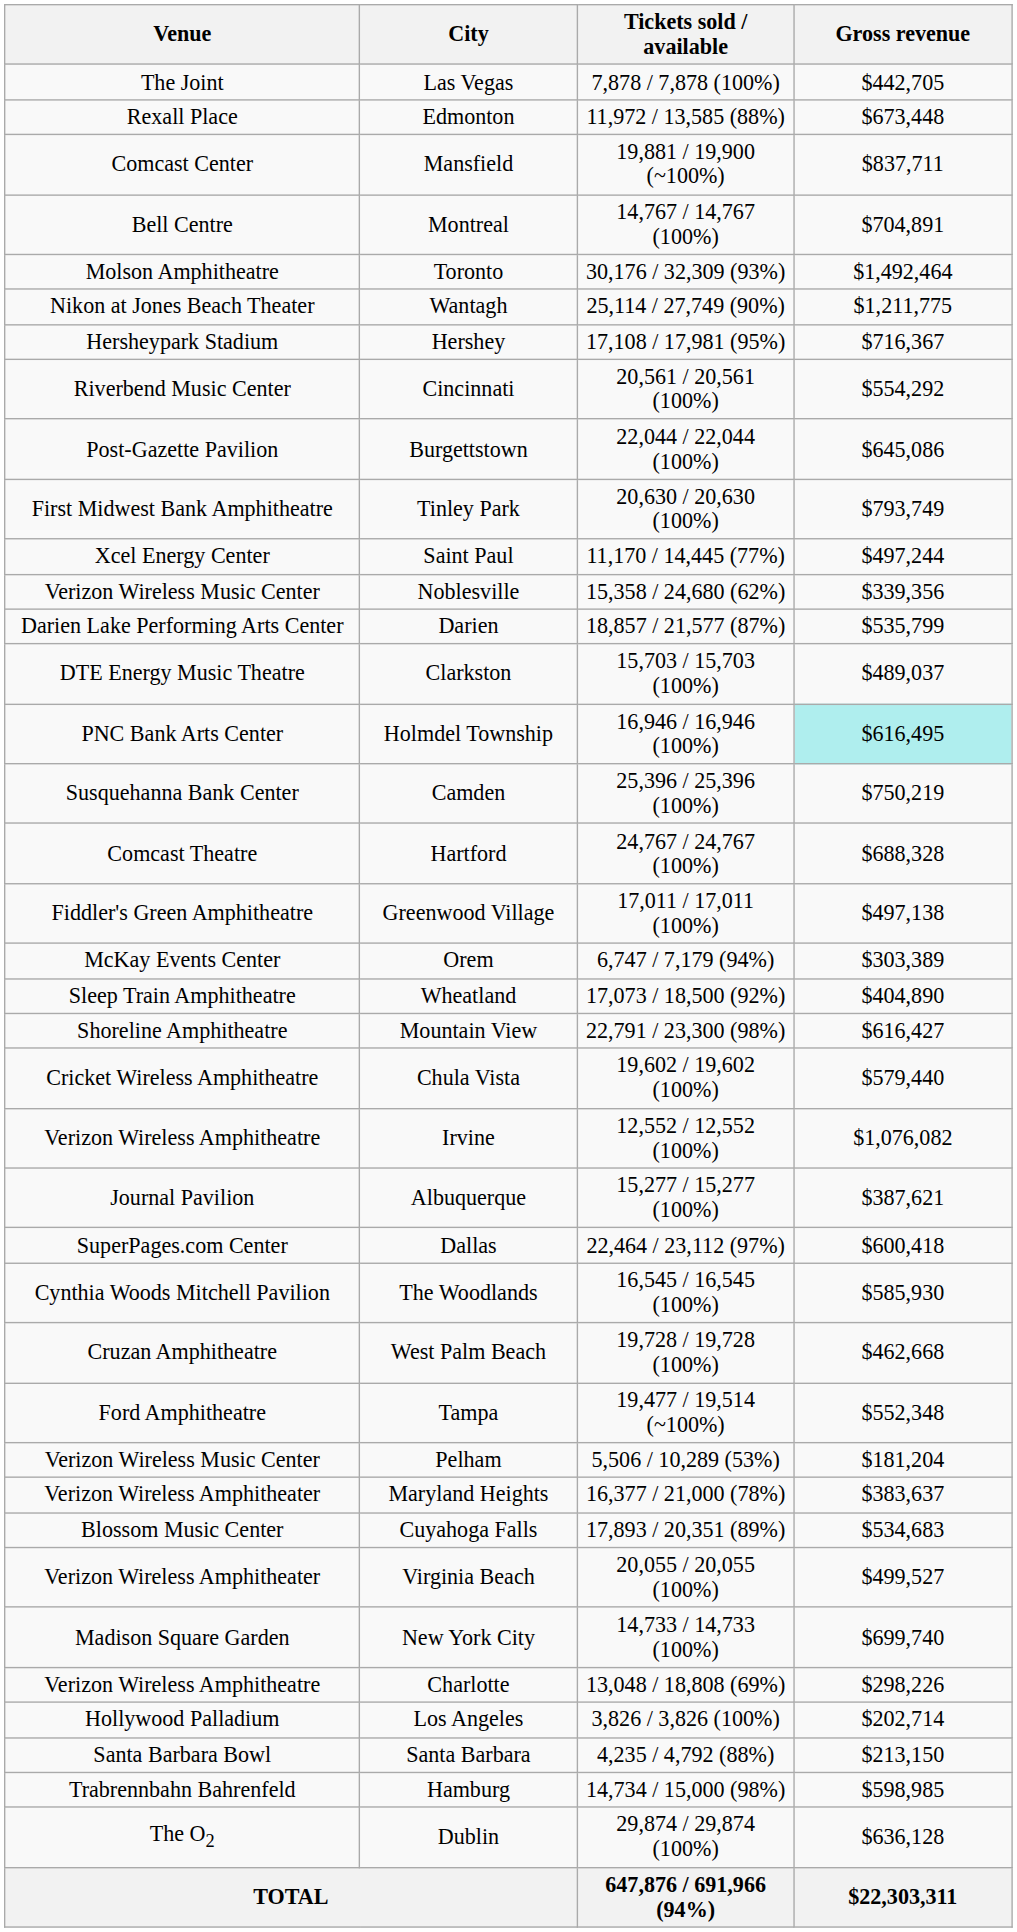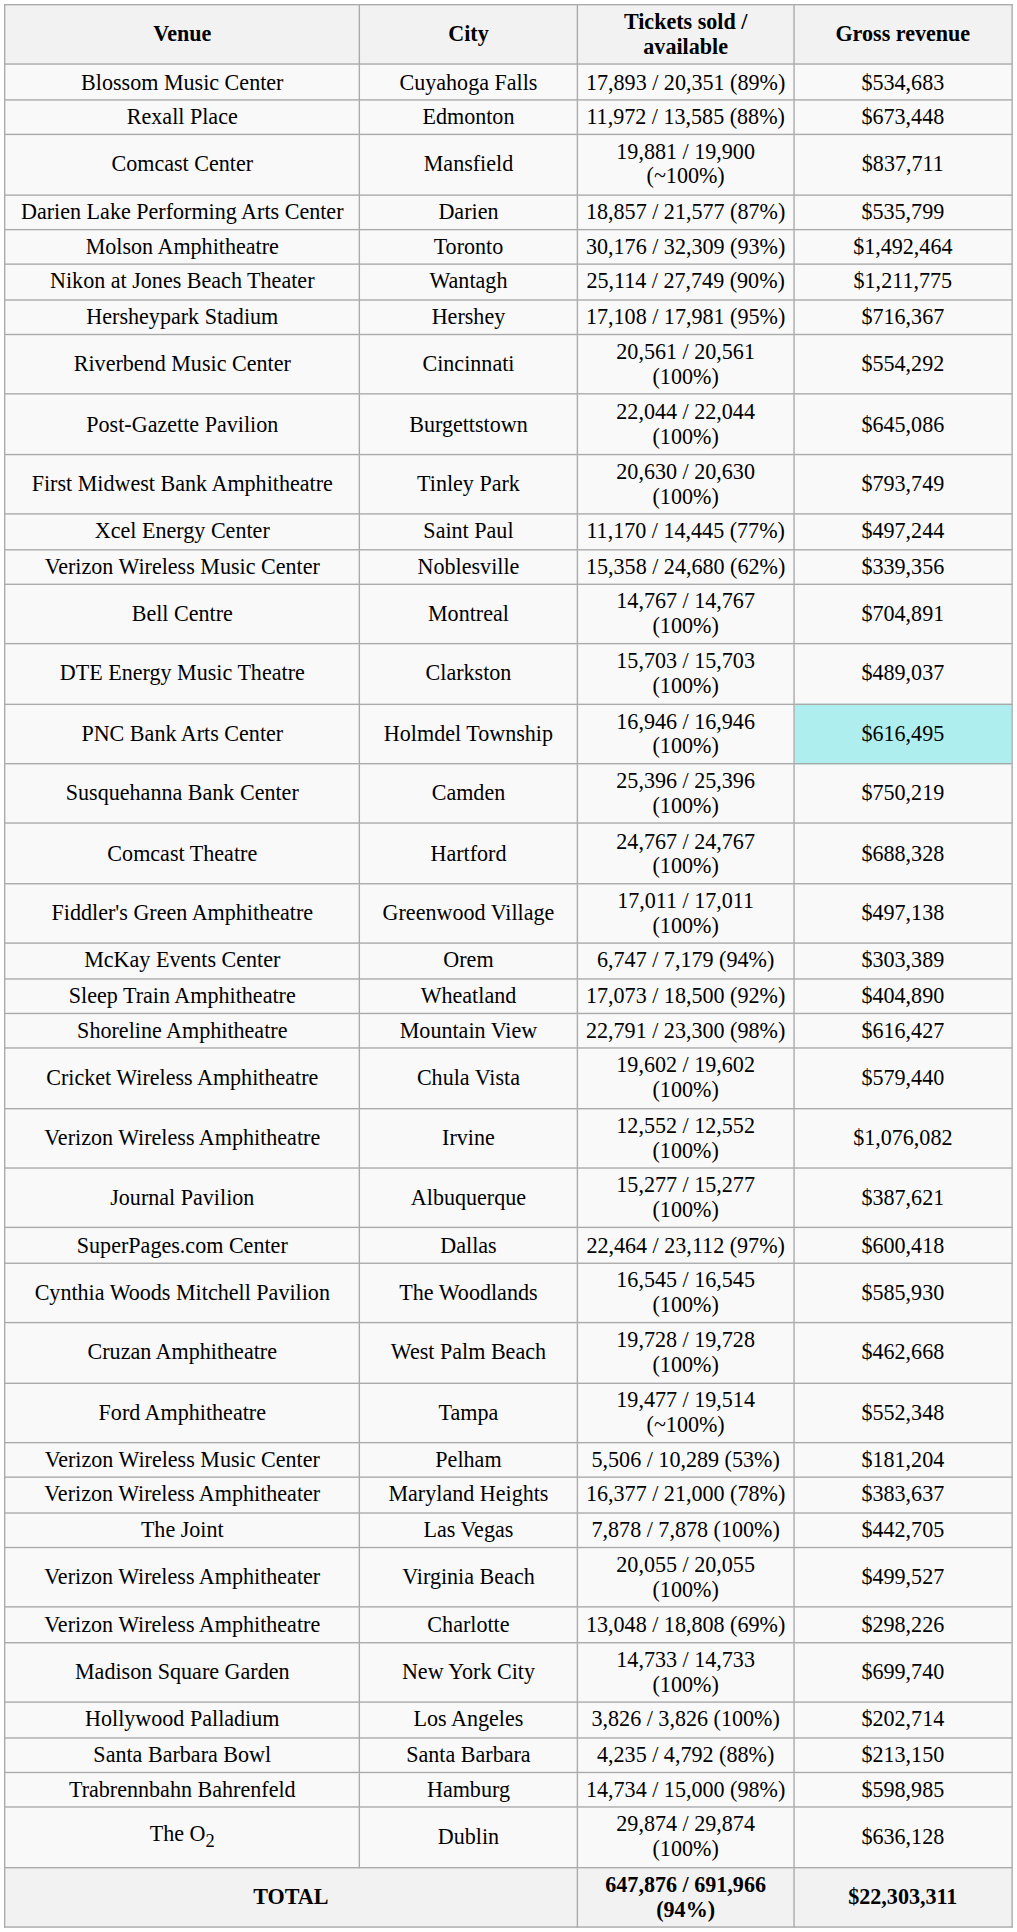rows swapped: (468, 81) <-> (468, 1529)
rows swapped: (468, 224) <-> (468, 626)
rows swapped: (468, 1637) <-> (468, 1684)
